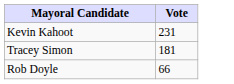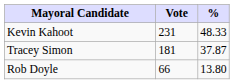+ column: (213, 13)
